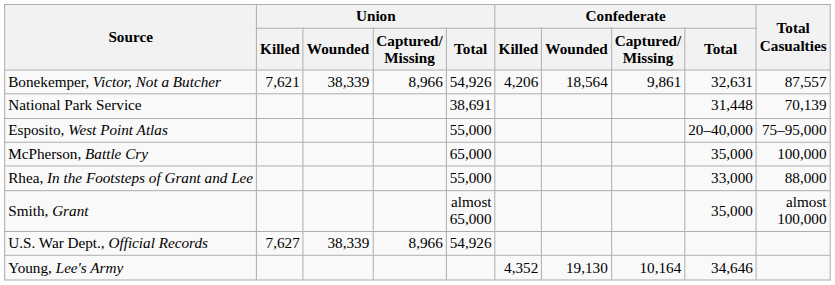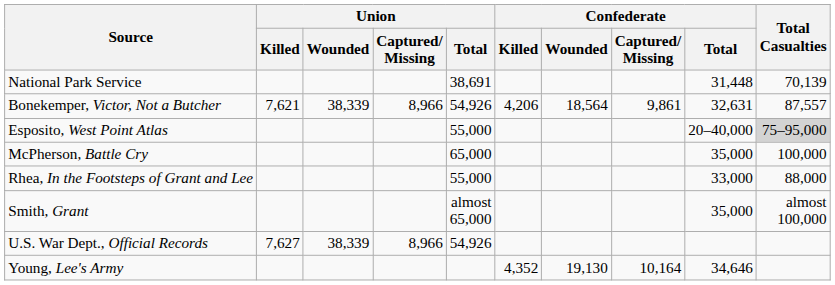rows swapped: (75, 105) <-> (115, 81)
(794, 130) no background -> (794, 130) lightgrey background
